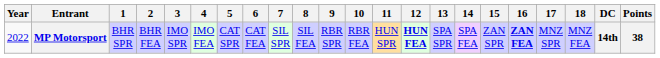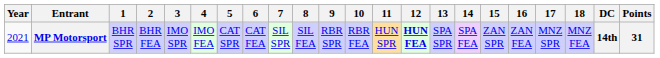(18, 37) 2022 -> (18, 37) 2021
(522, 37) bold -> (522, 37) normal
(638, 37) 38 -> (637, 37) 31
